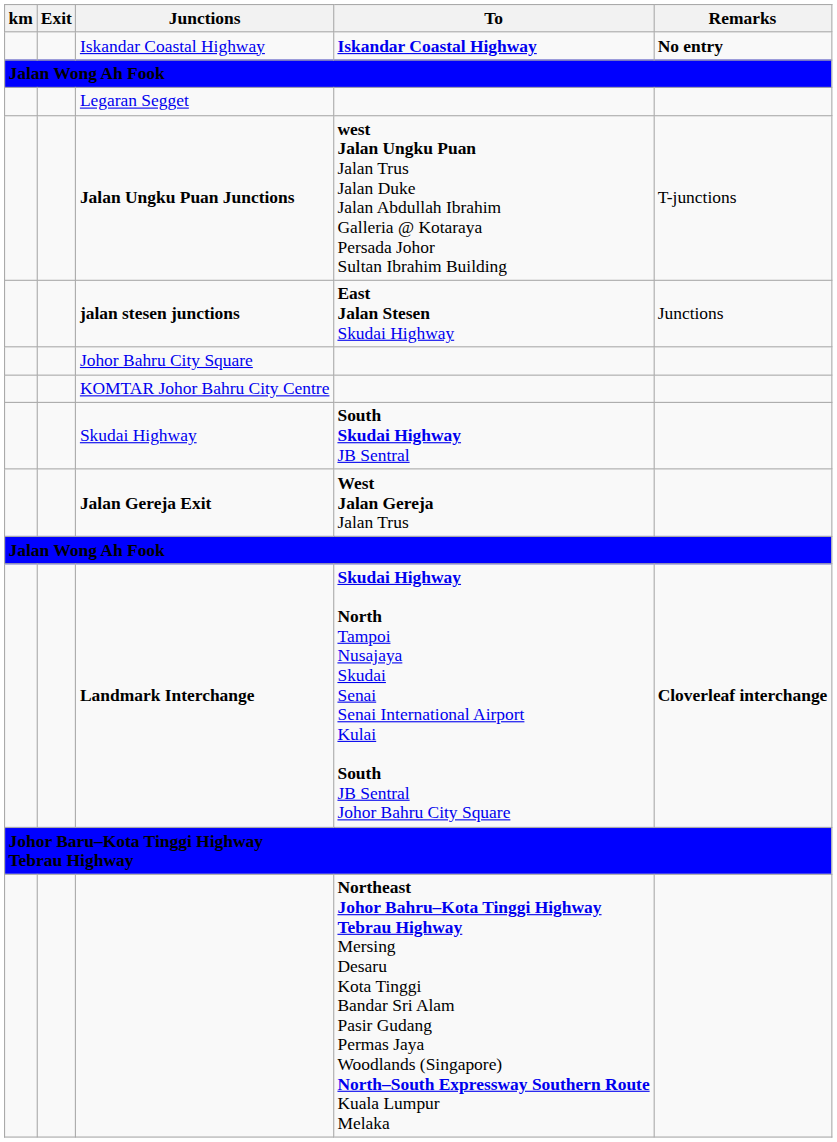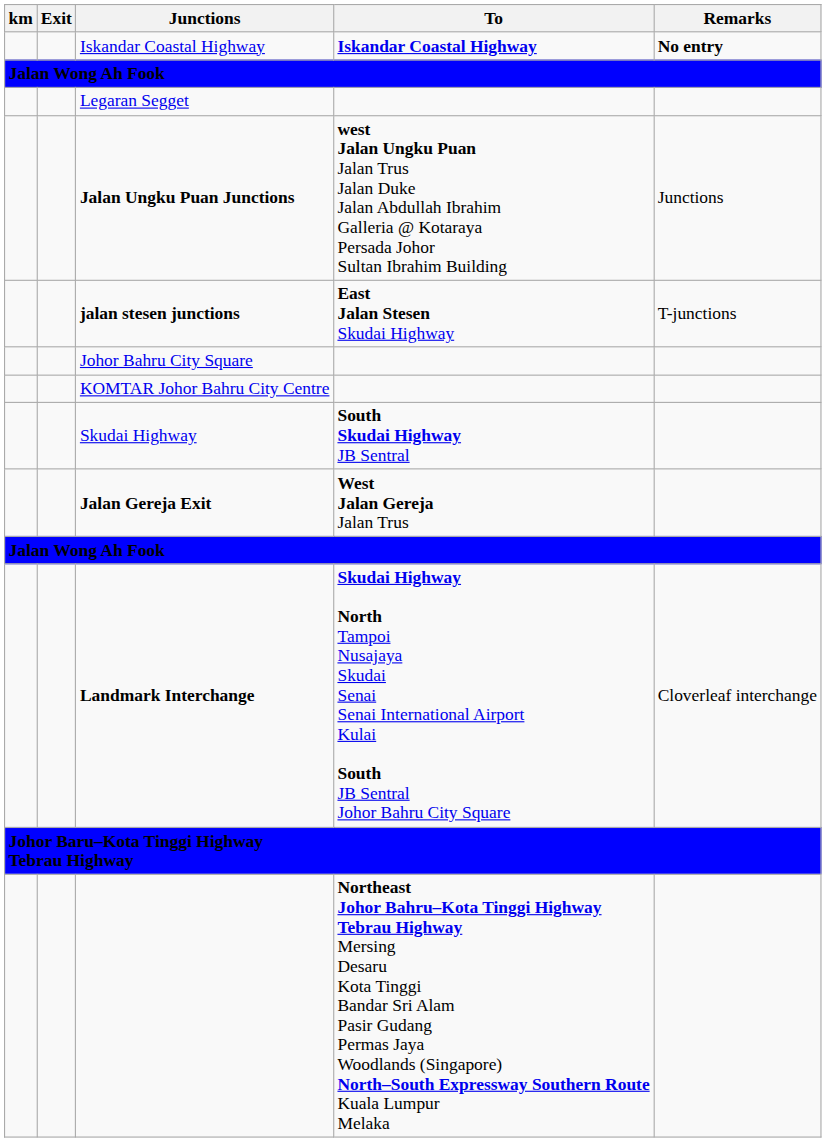(697, 197) T-junctions -> (691, 197) Junctions
(691, 313) Junctions -> (697, 313) T-junctions
(743, 695) bold -> (737, 695) normal
